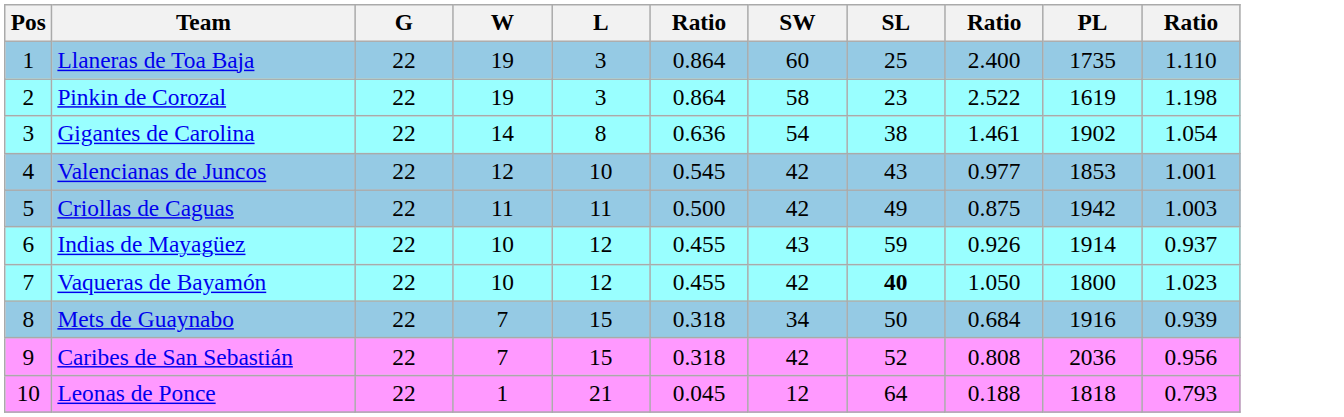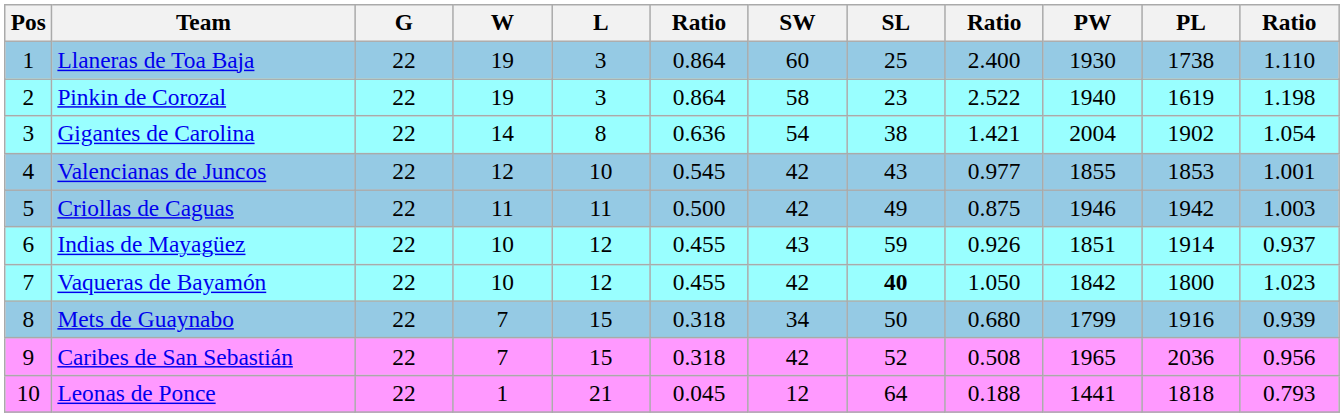+ column: (1093, 23)
(1093, 60) 1735 -> (1191, 60) 1738
(994, 134) 1.461 -> (994, 134) 1.421
(994, 319) 0.684 -> (994, 319) 0.680
(994, 356) 0.808 -> (994, 356) 0.508
